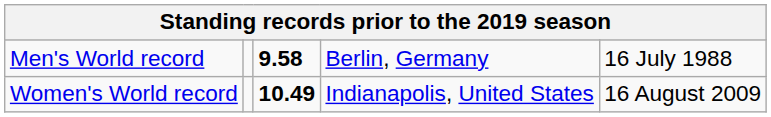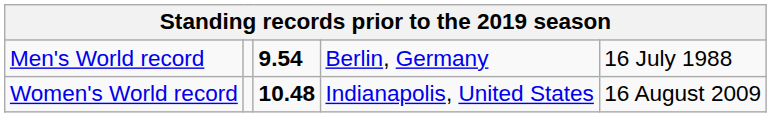(281, 58) 9.58 -> (281, 58) 9.54
(287, 93) 10.49 -> (287, 93) 10.48
